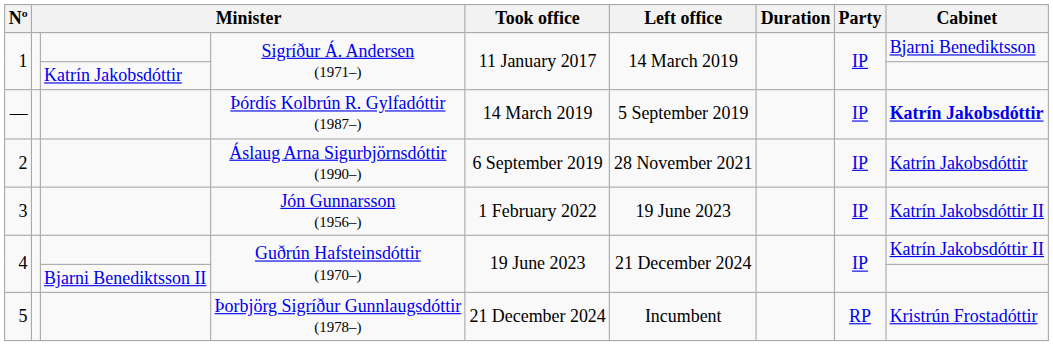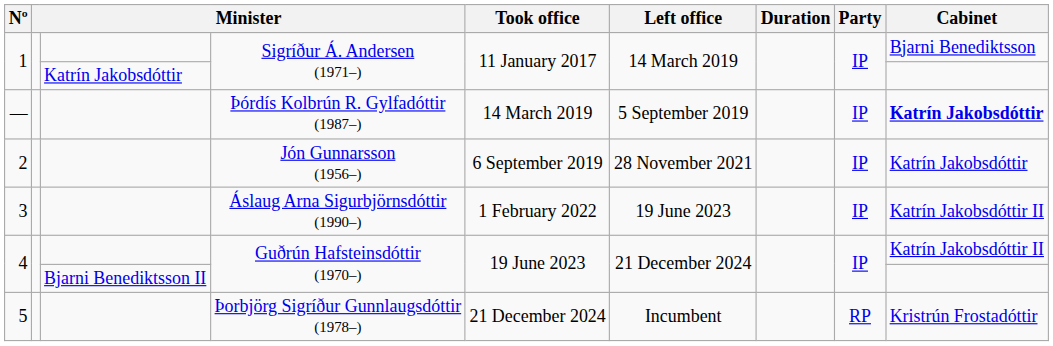(338, 162) Áslaug Arna Sigurbjörnsdóttir (1990–) -> (338, 162) Jón Gunnarsson (1956–)
(338, 211) Jón Gunnarsson (1956–) -> (338, 211) Áslaug Arna Sigurbjörnsdóttir (1990–)
